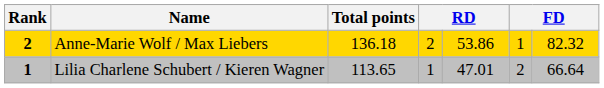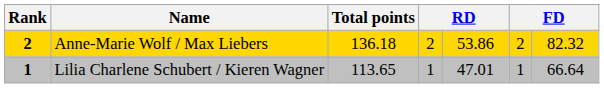(520, 43) 1 -> (520, 43) 2
(520, 69) 2 -> (520, 69) 1
